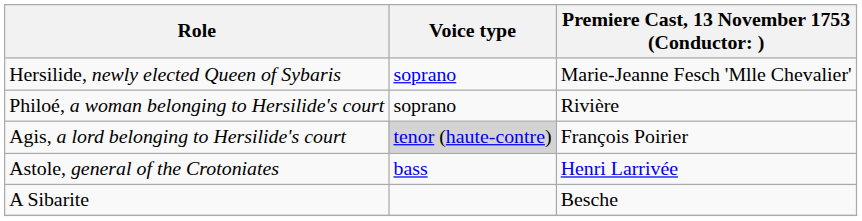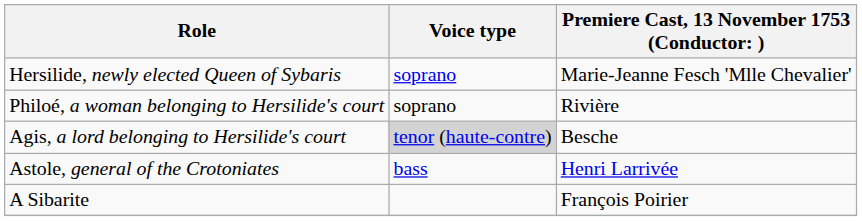(624, 136) François Poirier -> (589, 136) Besche
(589, 199) Besche -> (624, 199) François Poirier
